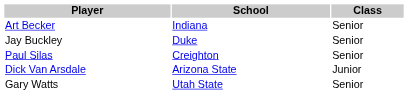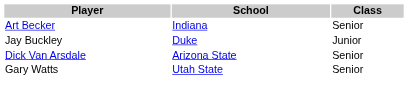(348, 40) Senior -> (347, 40) Junior
- row: (29, 55)
(347, 70) Junior -> (348, 55) Senior
